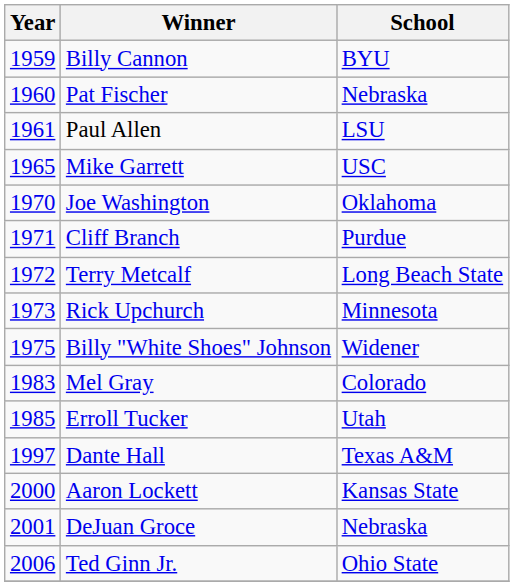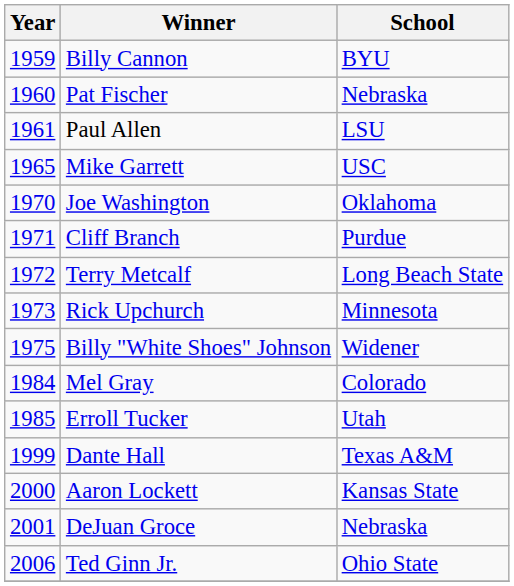(33, 382) 1983 -> (33, 382) 1984
(33, 454) 1997 -> (33, 454) 1999
